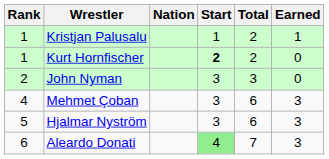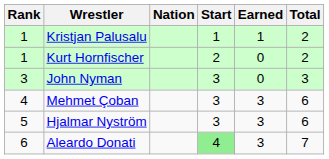columns swapped: (298, 15) <-> (253, 15)
(216, 57) bold -> (216, 57) normal
(24, 79) 2 -> (24, 79) 3
